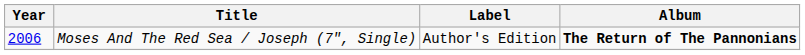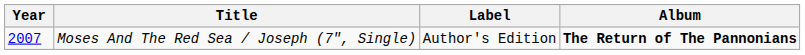(25, 39) 2006 -> (25, 39) 2007
